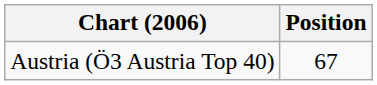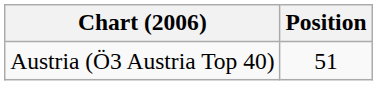(326, 60) 67 -> (326, 60) 51
